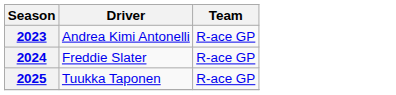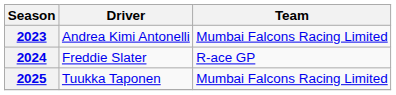(226, 36) R-ace GP -> (292, 36) Mumbai Falcons Racing Limited
(226, 78) R-ace GP -> (292, 78) Mumbai Falcons Racing Limited
